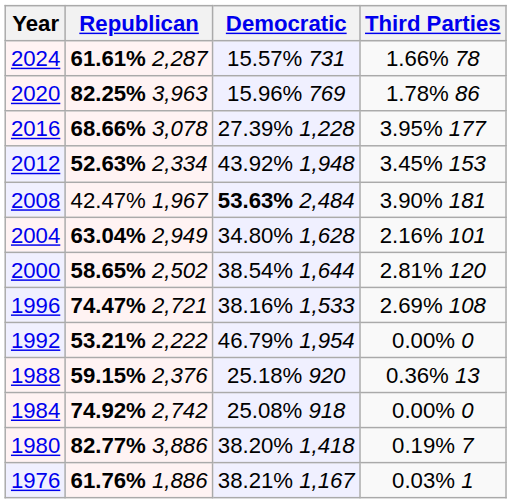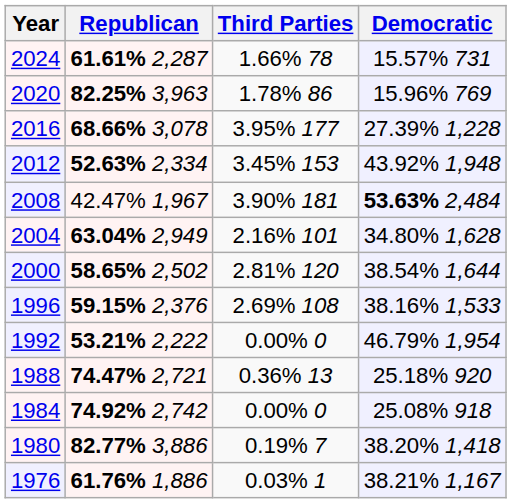columns swapped: (286, 23) <-> (433, 23)
(139, 305) 74.47% 2,721 -> (139, 305) 59.15% 2,376
(139, 375) 59.15% 2,376 -> (139, 375) 74.47% 2,721
